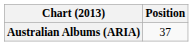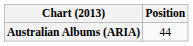(165, 31) 37 -> (165, 31) 44
